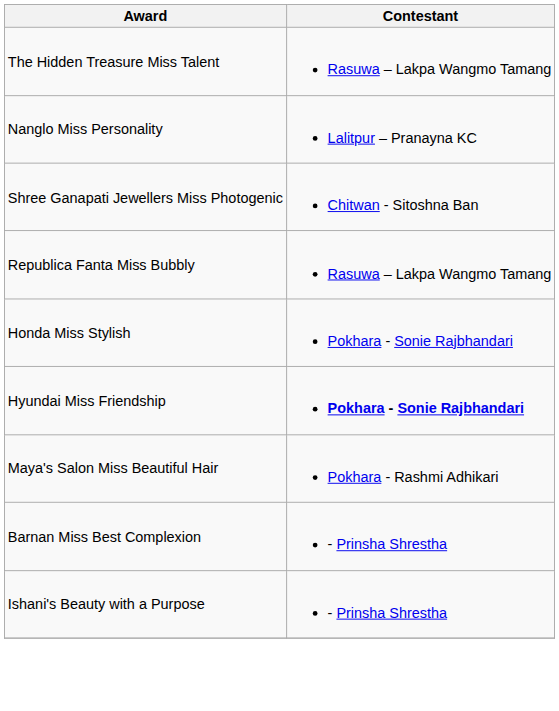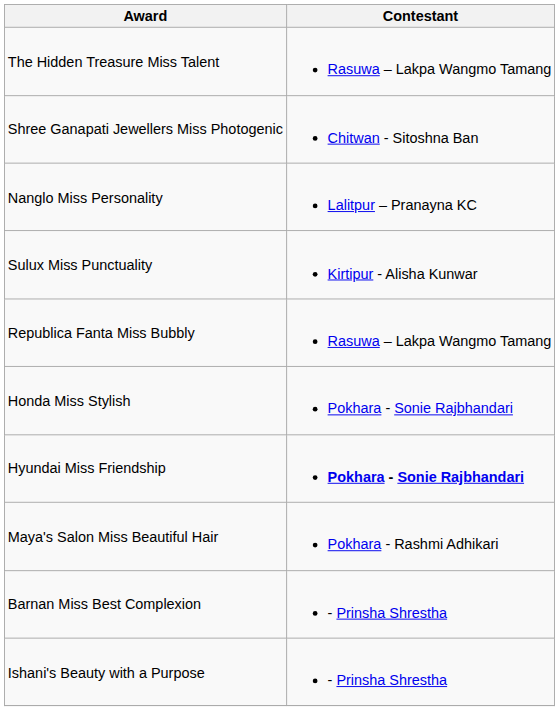rows swapped: (145, 197) <-> (85, 129)
+ row: (80, 265)
